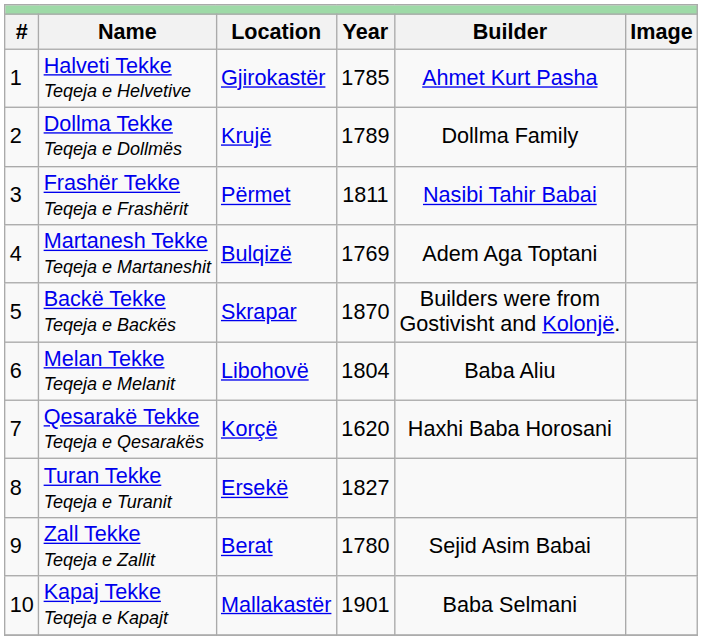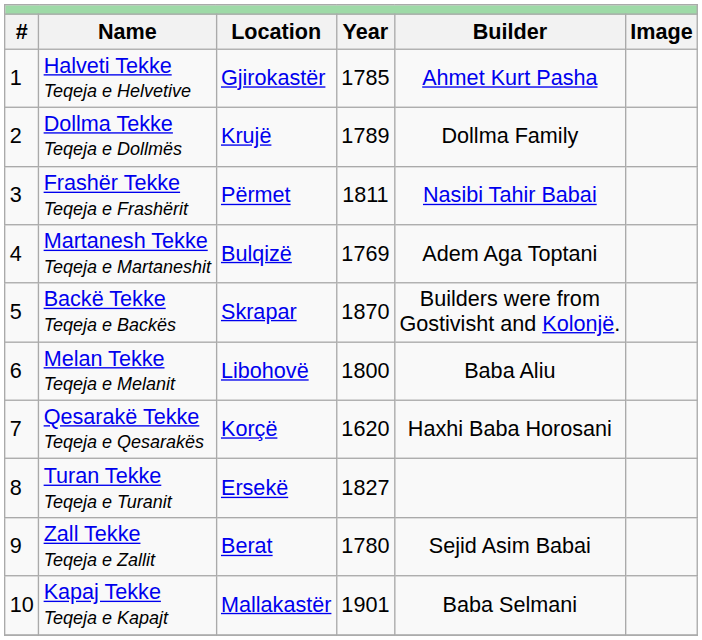(365, 370) 1804 -> (365, 370) 1800
